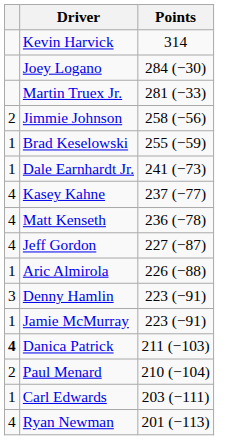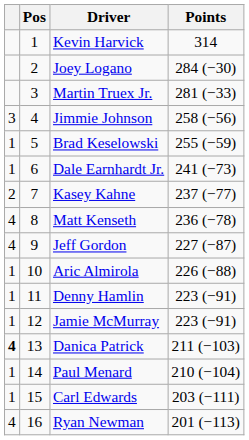+ column: (34, 17)
(12, 118) 2 -> (12, 118) 3
(12, 194) 4 -> (12, 194) 2
(12, 295) 3 -> (12, 295) 1
(12, 371) 2 -> (12, 371) 1
